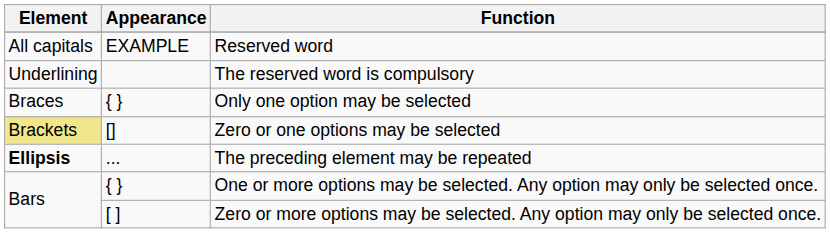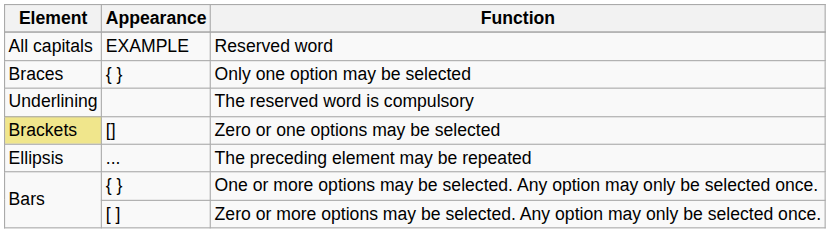rows swapped: (344, 74) <-> (343, 102)
(39, 158) bold -> (36, 158) normal
